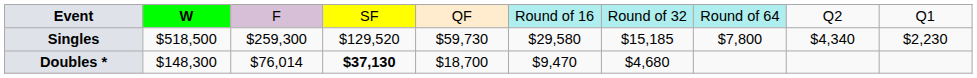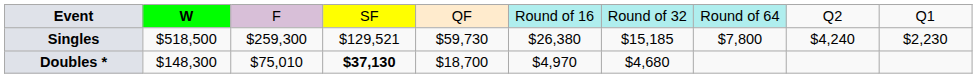(369, 39) $129,520 -> (369, 39) $129,521
(555, 39) $29,580 -> (555, 39) $26,380
(833, 39) $4,340 -> (833, 39) $4,240
(277, 62) $76,014 -> (277, 62) $75,010
(555, 62) $9,470 -> (555, 62) $4,970
